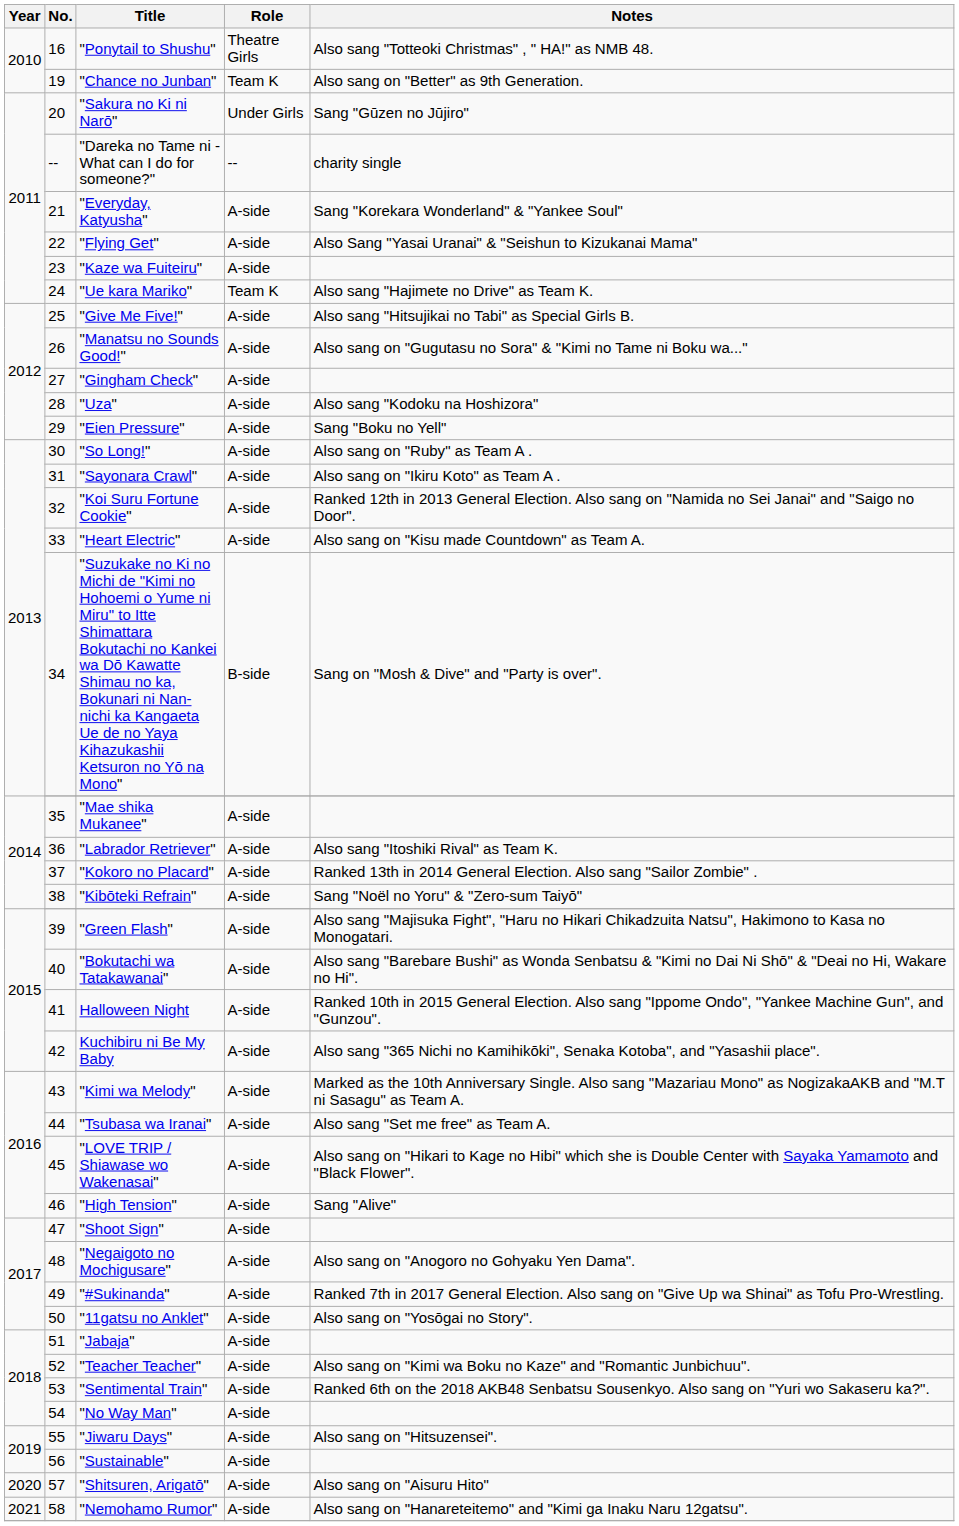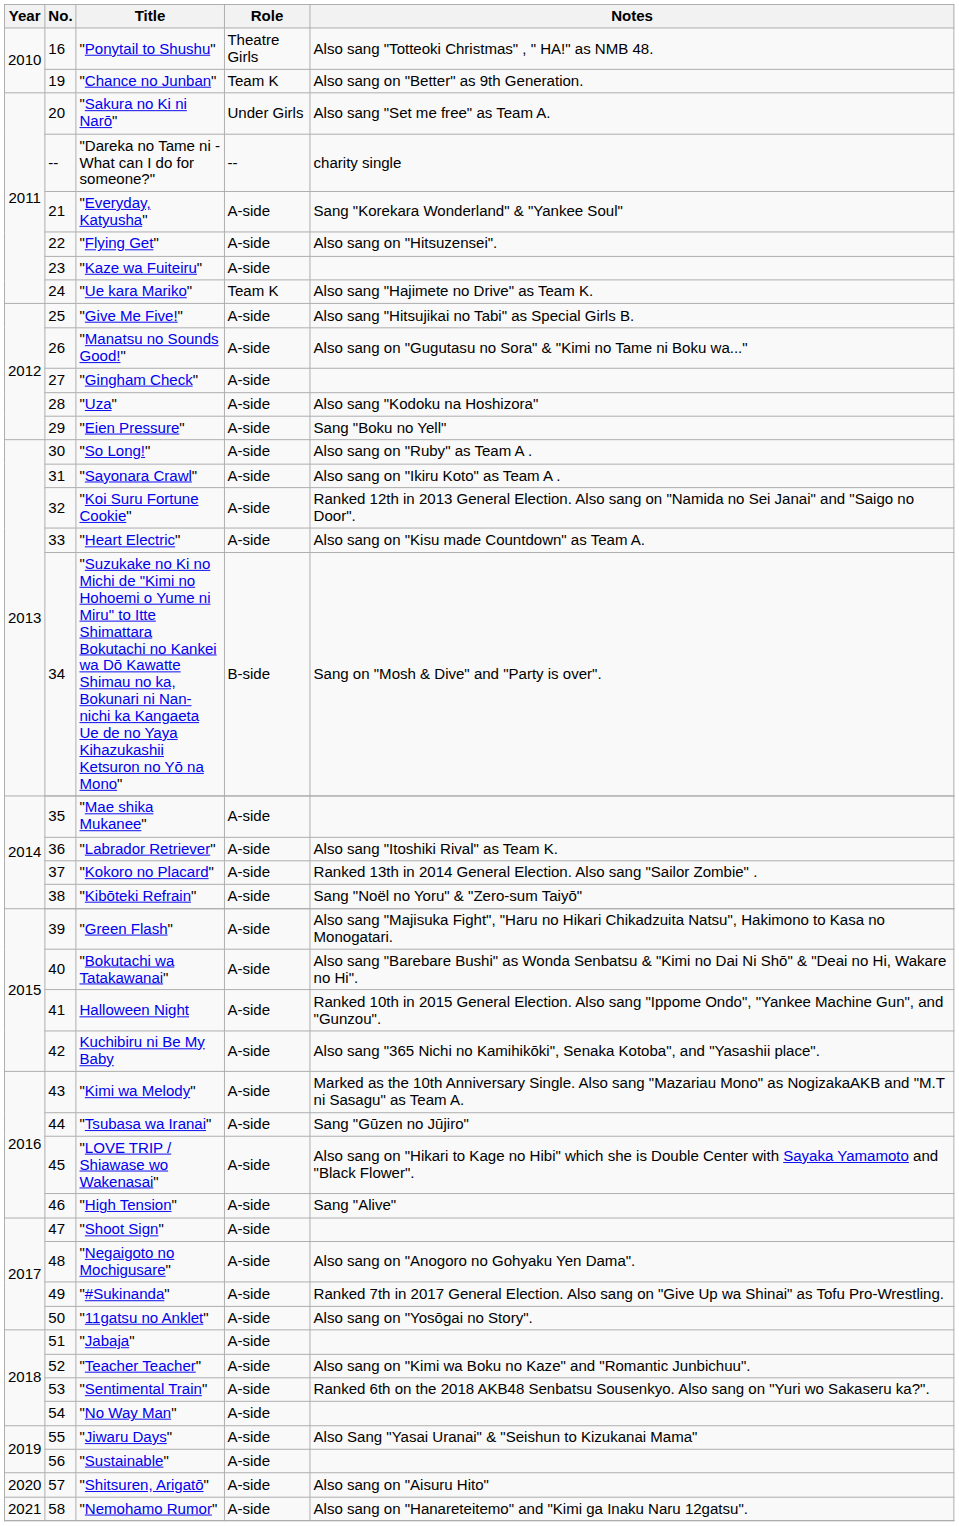(391, 113) Sang "Gūzen no Jūjiro" -> (432, 113) Also sang "Set me free" as Team A.
(506, 244) Also Sang "Yasai Uranai" & "Seishun to Kizukanai Mama" -> (405, 244) Also sang on "Hitsuzensei".
(432, 1124) Also sang "Set me free" as Team A. -> (391, 1124) Sang "Gūzen no Jūjiro"
(405, 1437) Also sang on "Hitsuzensei". -> (506, 1437) Also Sang "Yasai Uranai" & "Seishun to Kizukanai Mama"
